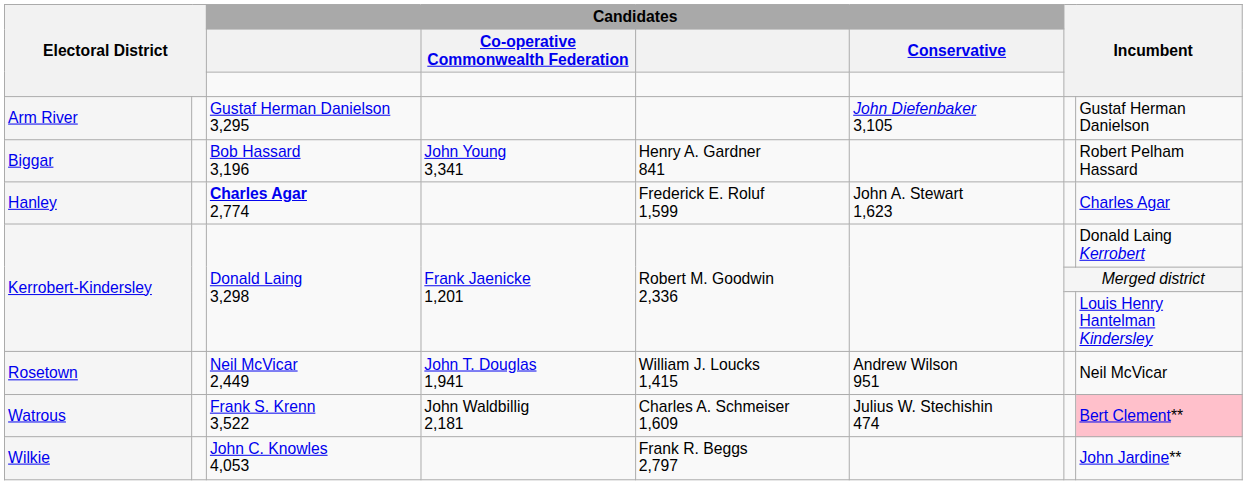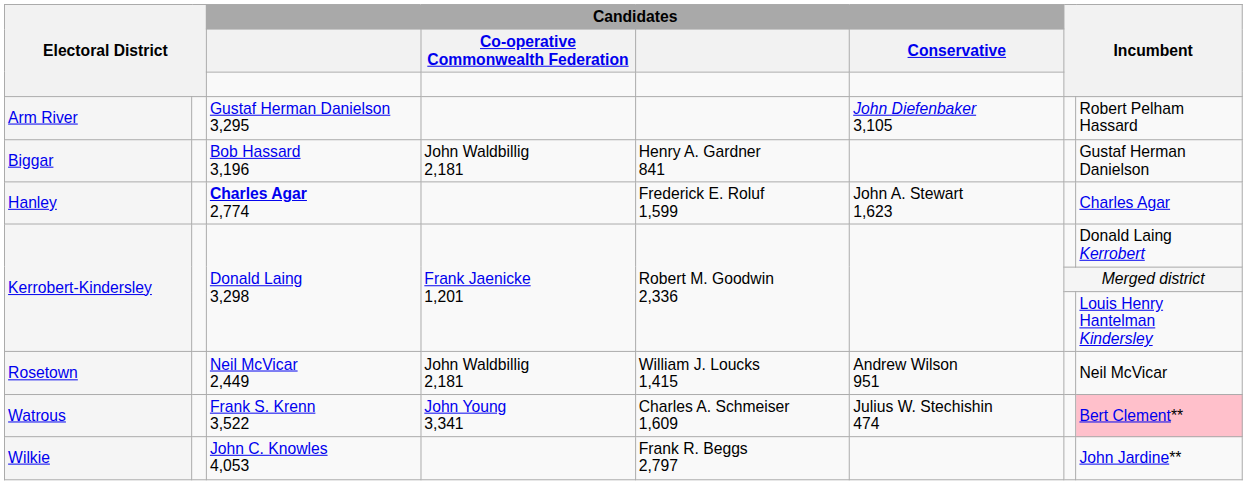(1133, 117) Gustaf Herman Danielson -> (1132, 117) Robert Pelham Hassard
(465, 160) John Young 3,341 -> (477, 160) John Waldbillig 2,181
(1132, 160) Robert Pelham Hassard -> (1133, 160) Gustaf Herman Danielson
(480, 373) John T. Douglas 1,941 -> (477, 373) John Waldbillig 2,181
(477, 415) John Waldbillig 2,181 -> (465, 415) John Young 3,341
